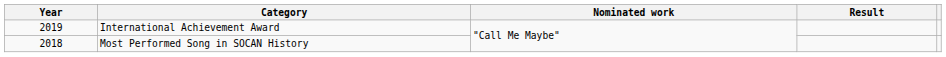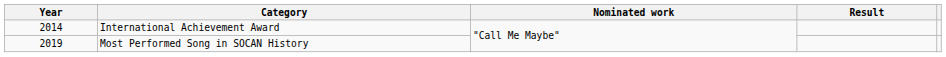(51, 28) 2019 -> (51, 28) 2014
(51, 44) 2018 -> (51, 44) 2019
